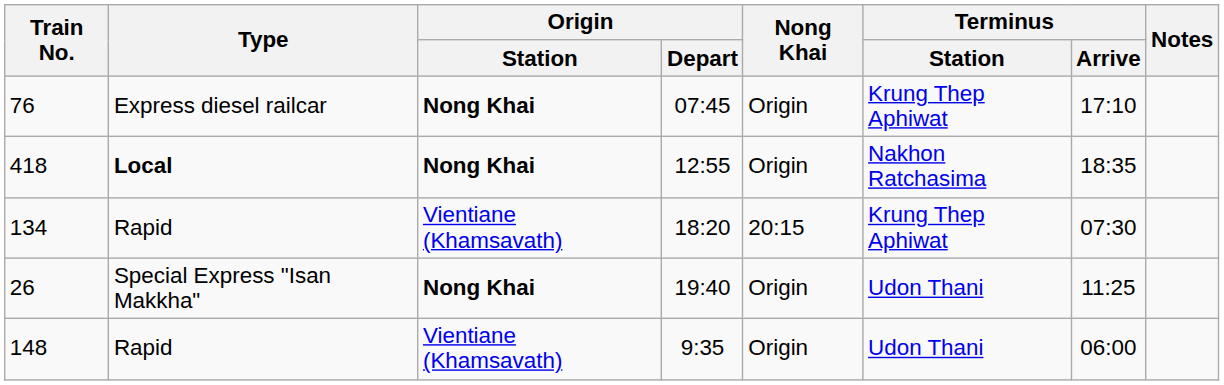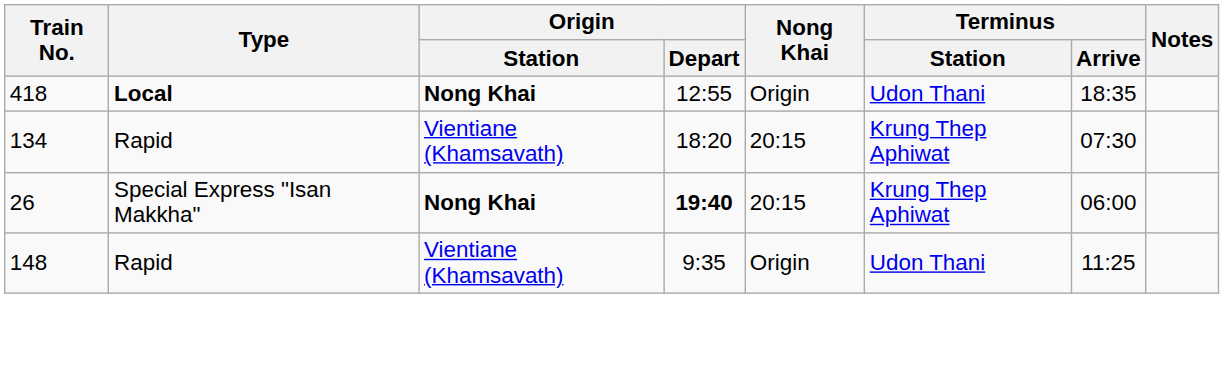- row: (22, 105)
(927, 166) Nakhon Ratchasima -> (928, 93) Udon Thani
(703, 288) normal -> (704, 202) bold
(778, 288) Origin -> (778, 202) 20:15
(926, 288) Udon Thani -> (928, 202) Krung Thep Aphiwat
(1108, 288) 11:25 -> (1108, 202) 06:00
(1108, 348) 06:00 -> (1108, 262) 11:25
